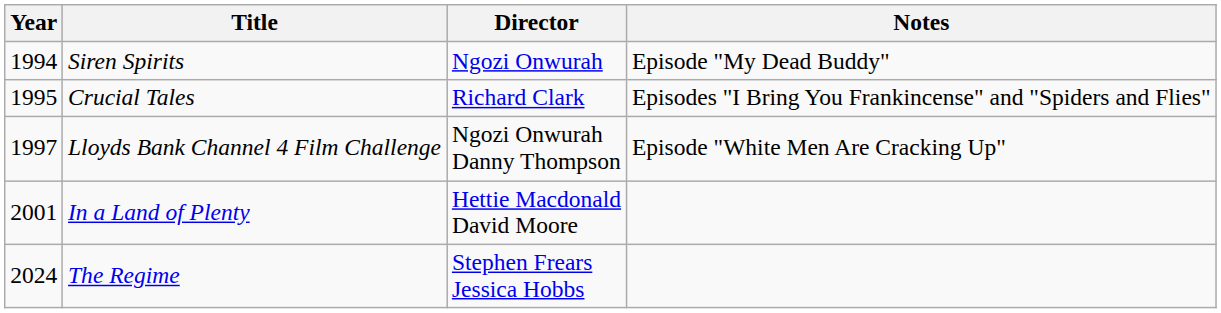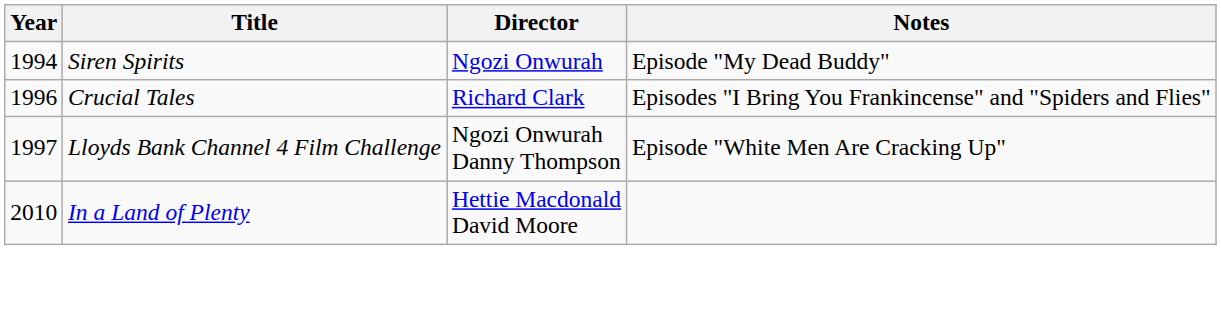(34, 97) 1995 -> (34, 97) 1996
(34, 212) 2001 -> (34, 212) 2010
- row: (124, 275)
